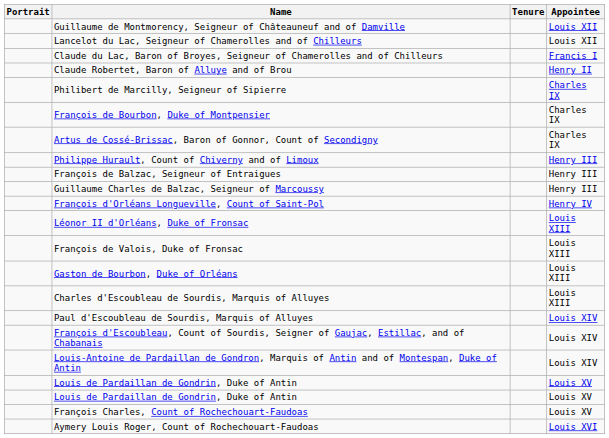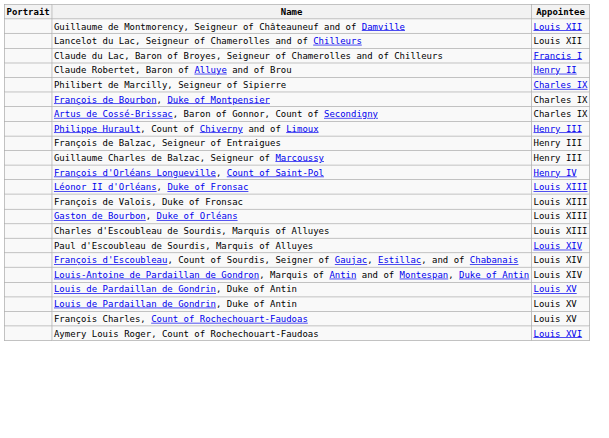- column: (528, 12)
